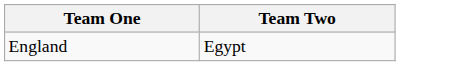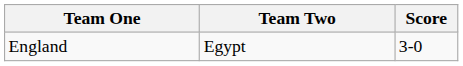+ column: (426, 18)
